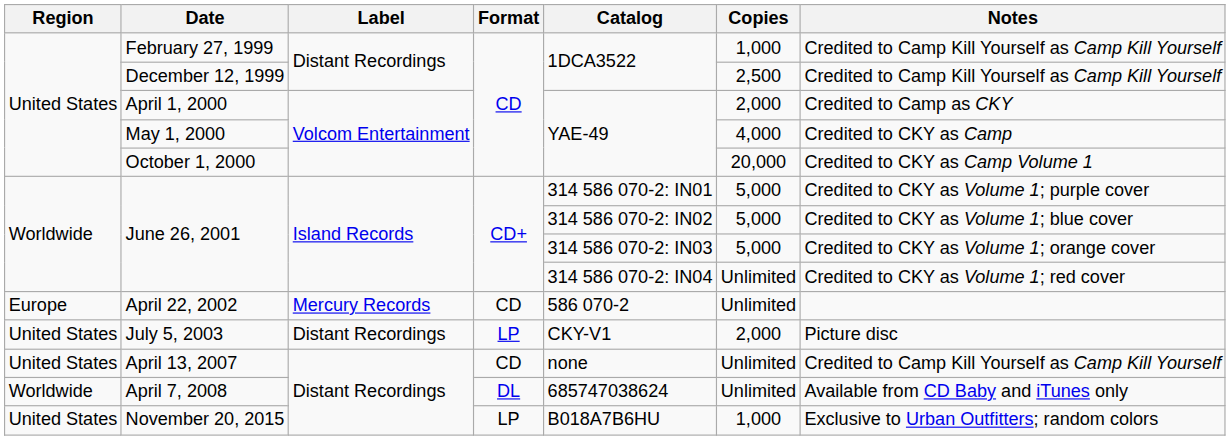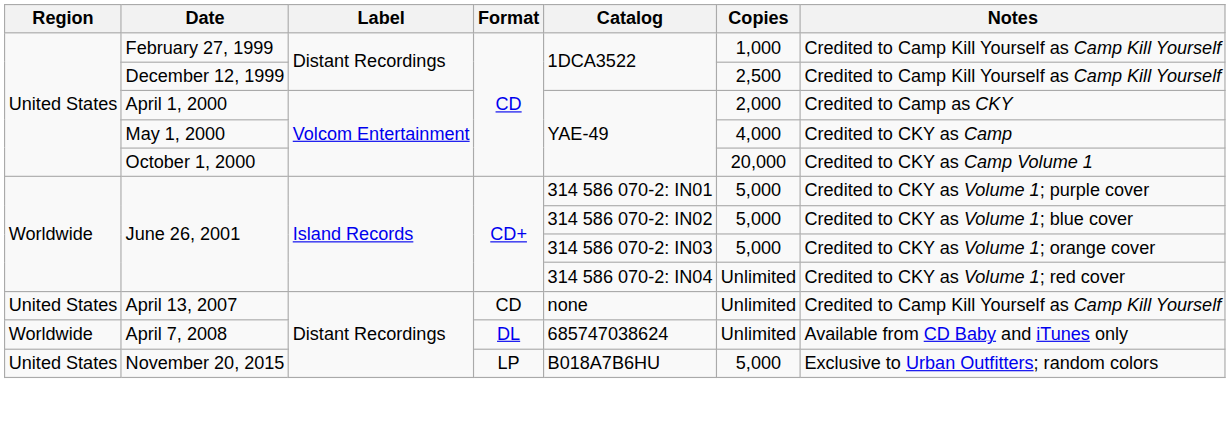- row: (181, 305)
- row: (174, 334)
(758, 420) 1,000 -> (758, 362) 5,000
